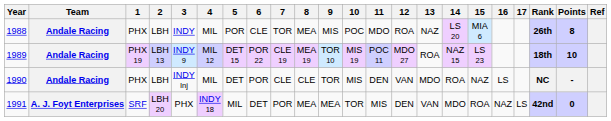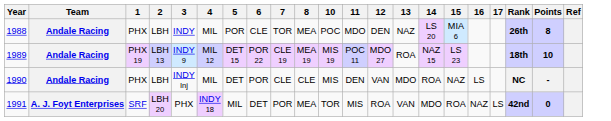- column: (330, 12)
(404, 31) ROA -> (380, 31) DEN
(404, 104) DEN -> (380, 104) ROA
